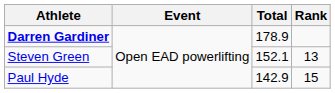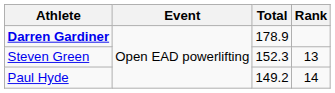(272, 57) 152.1 -> (272, 57) 152.3
(272, 78) 142.9 -> (272, 78) 149.2
(311, 78) 15 -> (311, 78) 14
